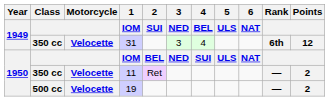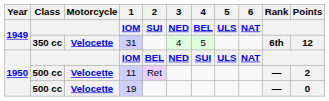(179, 43) 3 -> (179, 43) 4
(203, 43) 4 -> (203, 43) 5
(47, 73) 350 cc -> (47, 73) 500 cc
(308, 89) 2 -> (308, 89) 0
